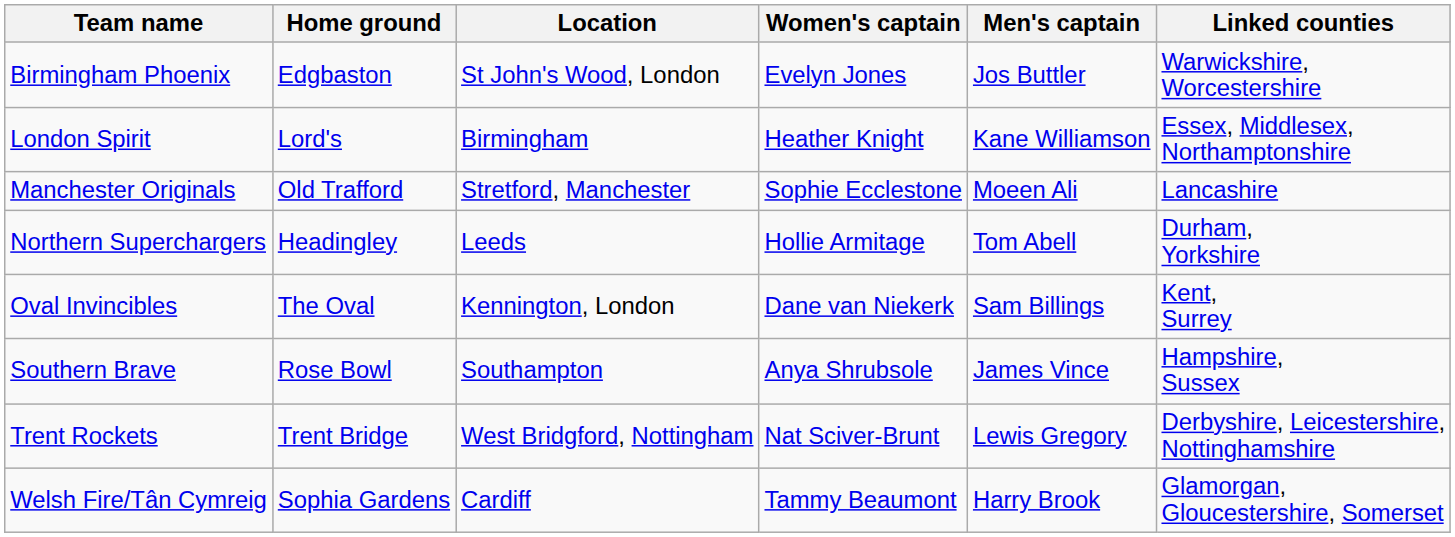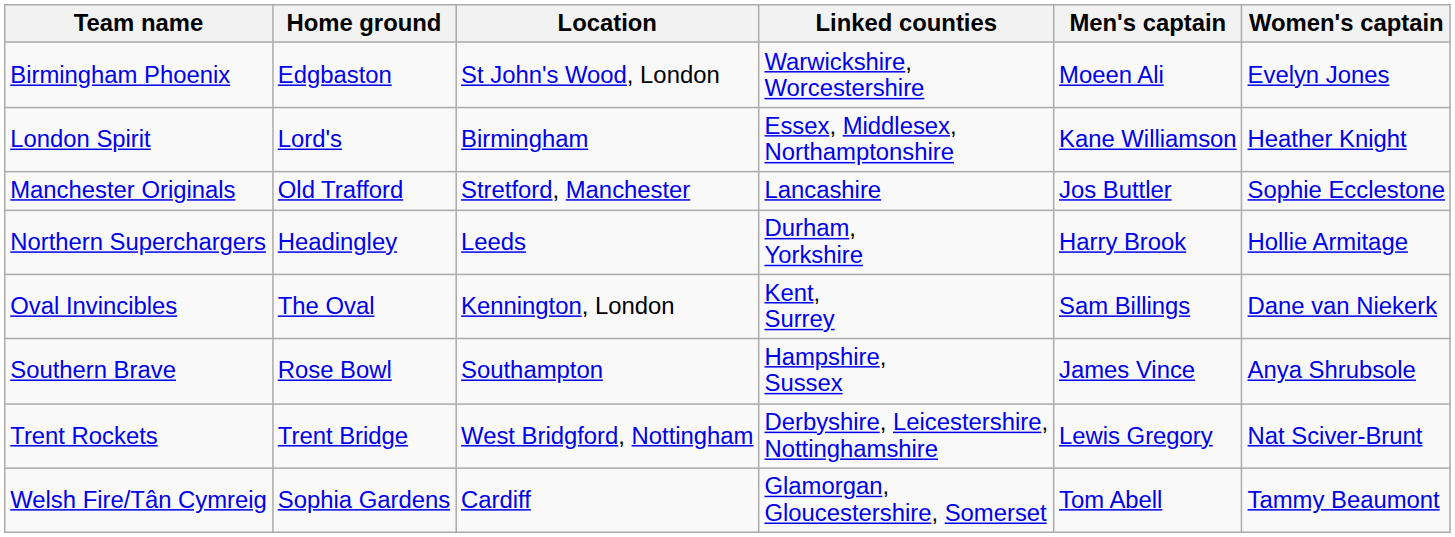columns swapped: (1303, 23) <-> (863, 23)
(1029, 74) Jos Buttler -> (1111, 74) Moeen Ali
(1025, 190) Moeen Ali -> (1115, 190) Jos Buttler
(1025, 241) Tom Abell -> (1123, 241) Harry Brook
(1037, 500) Harry Brook -> (1111, 500) Tom Abell
